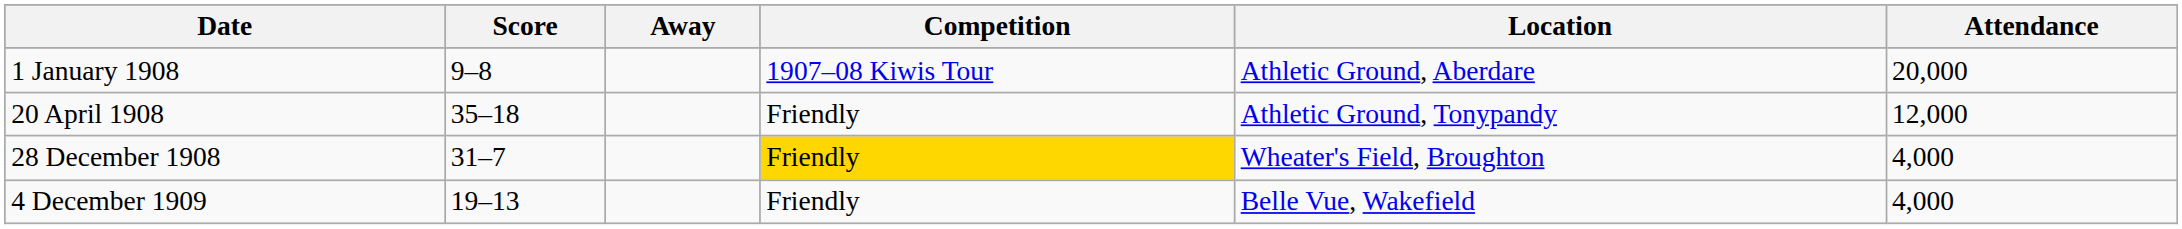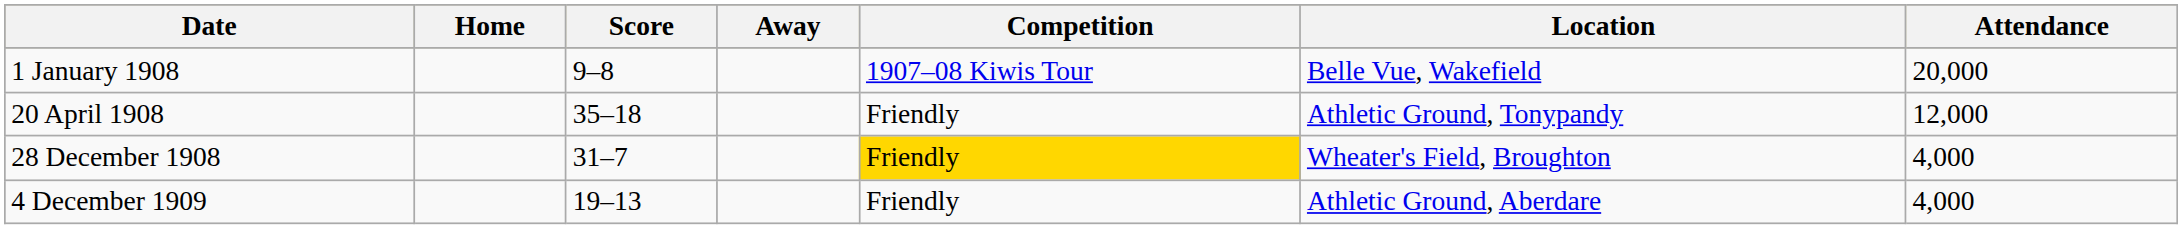+ column: (490, 26)
(1388, 69) Athletic Ground, Aberdare -> (1424, 69) Belle Vue, Wakefield
(1358, 200) Belle Vue, Wakefield -> (1454, 200) Athletic Ground, Aberdare
